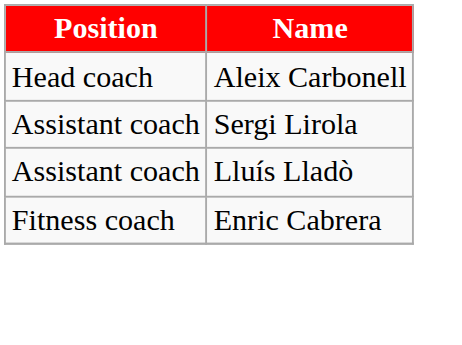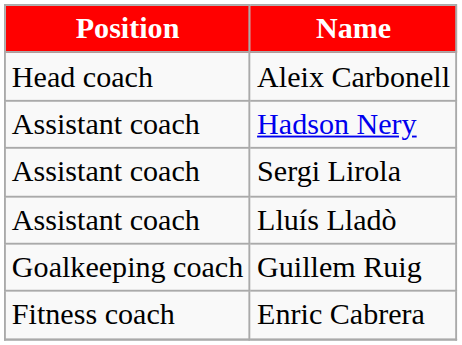+ row: (337, 123)
+ row: (339, 266)
